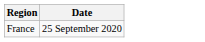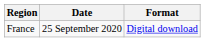+ column: (162, 12)
